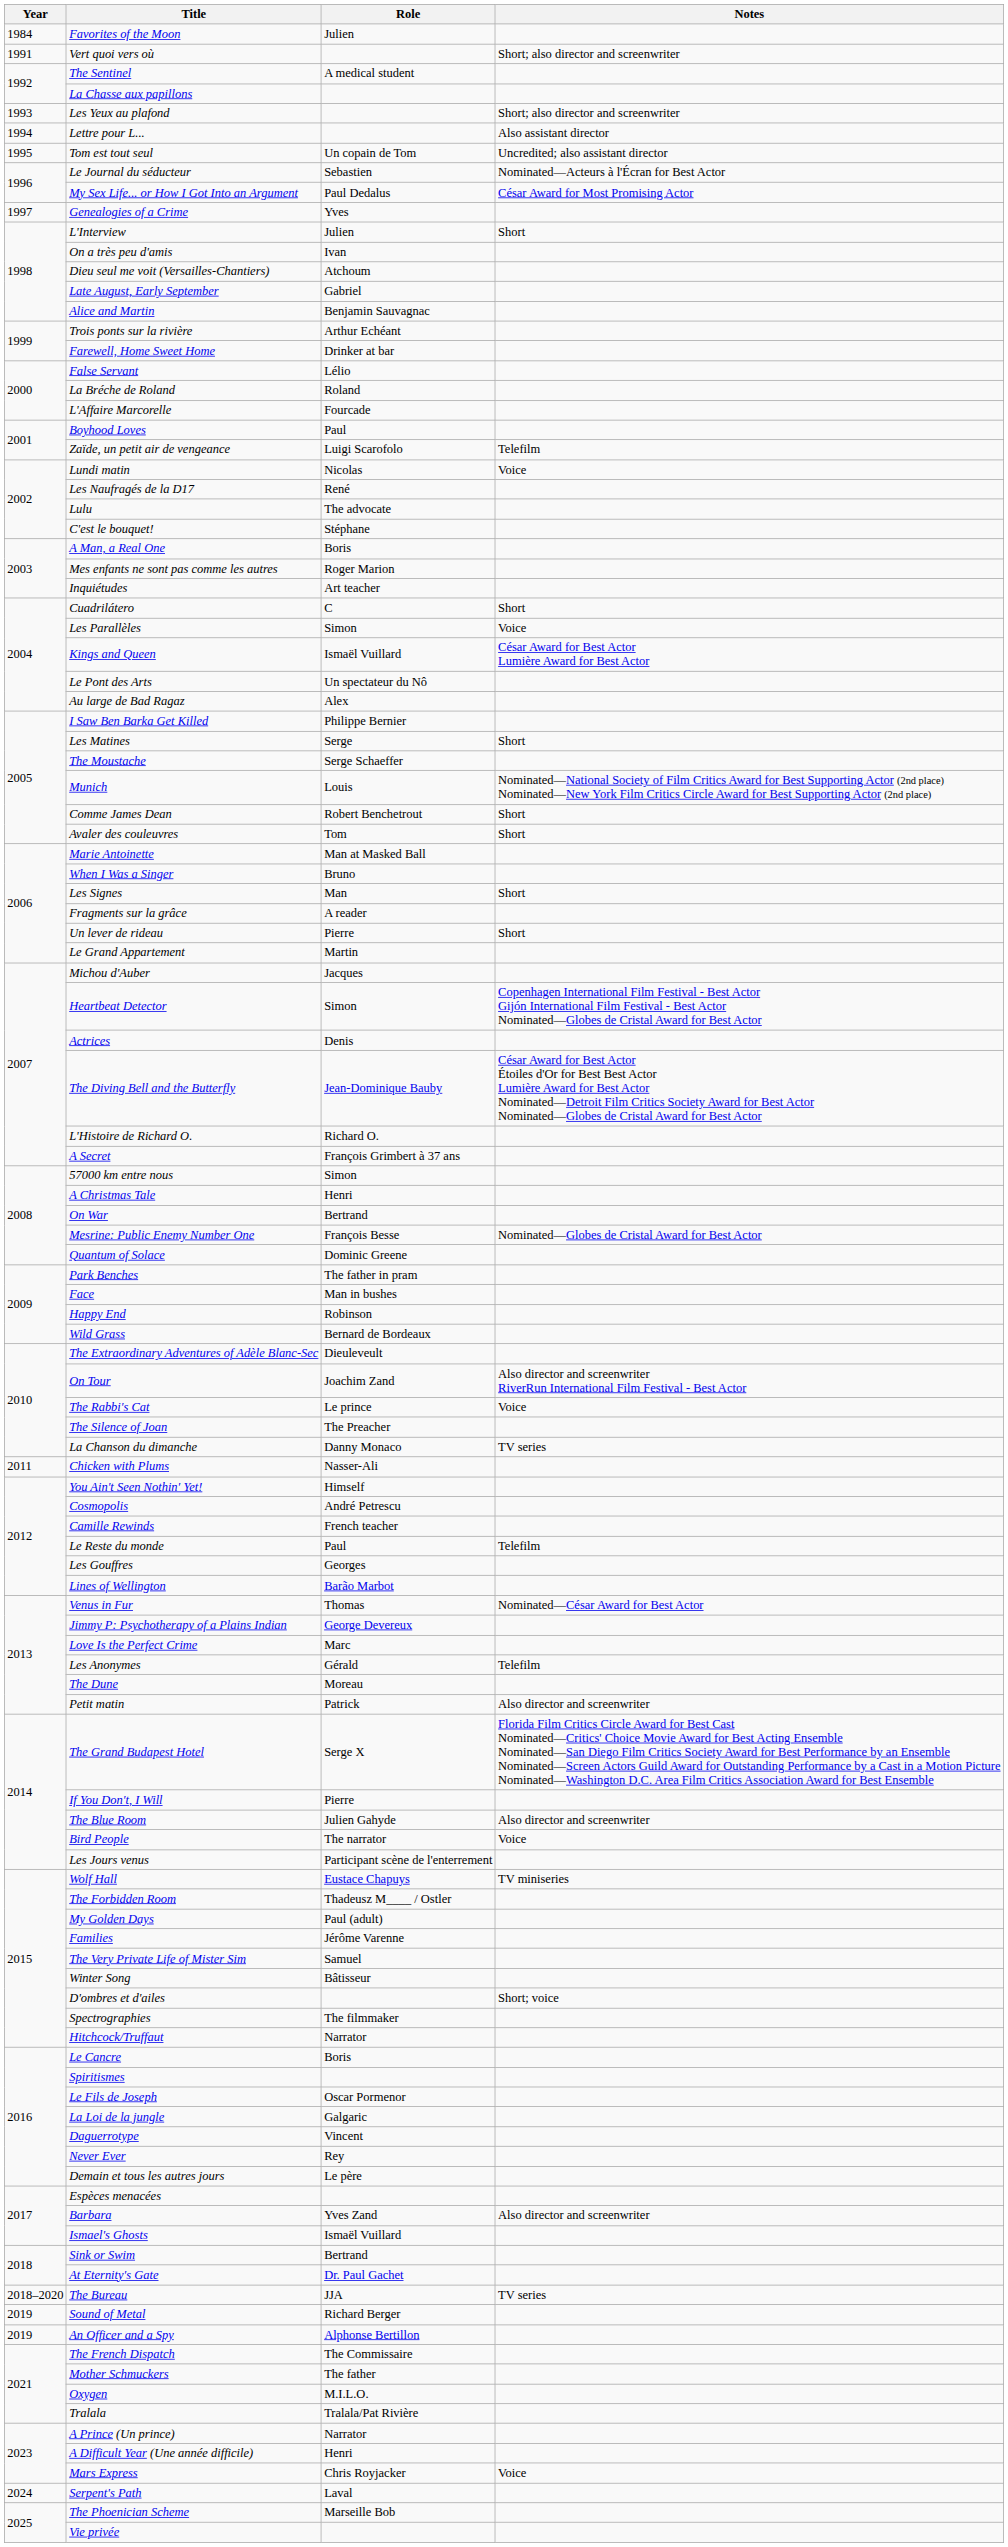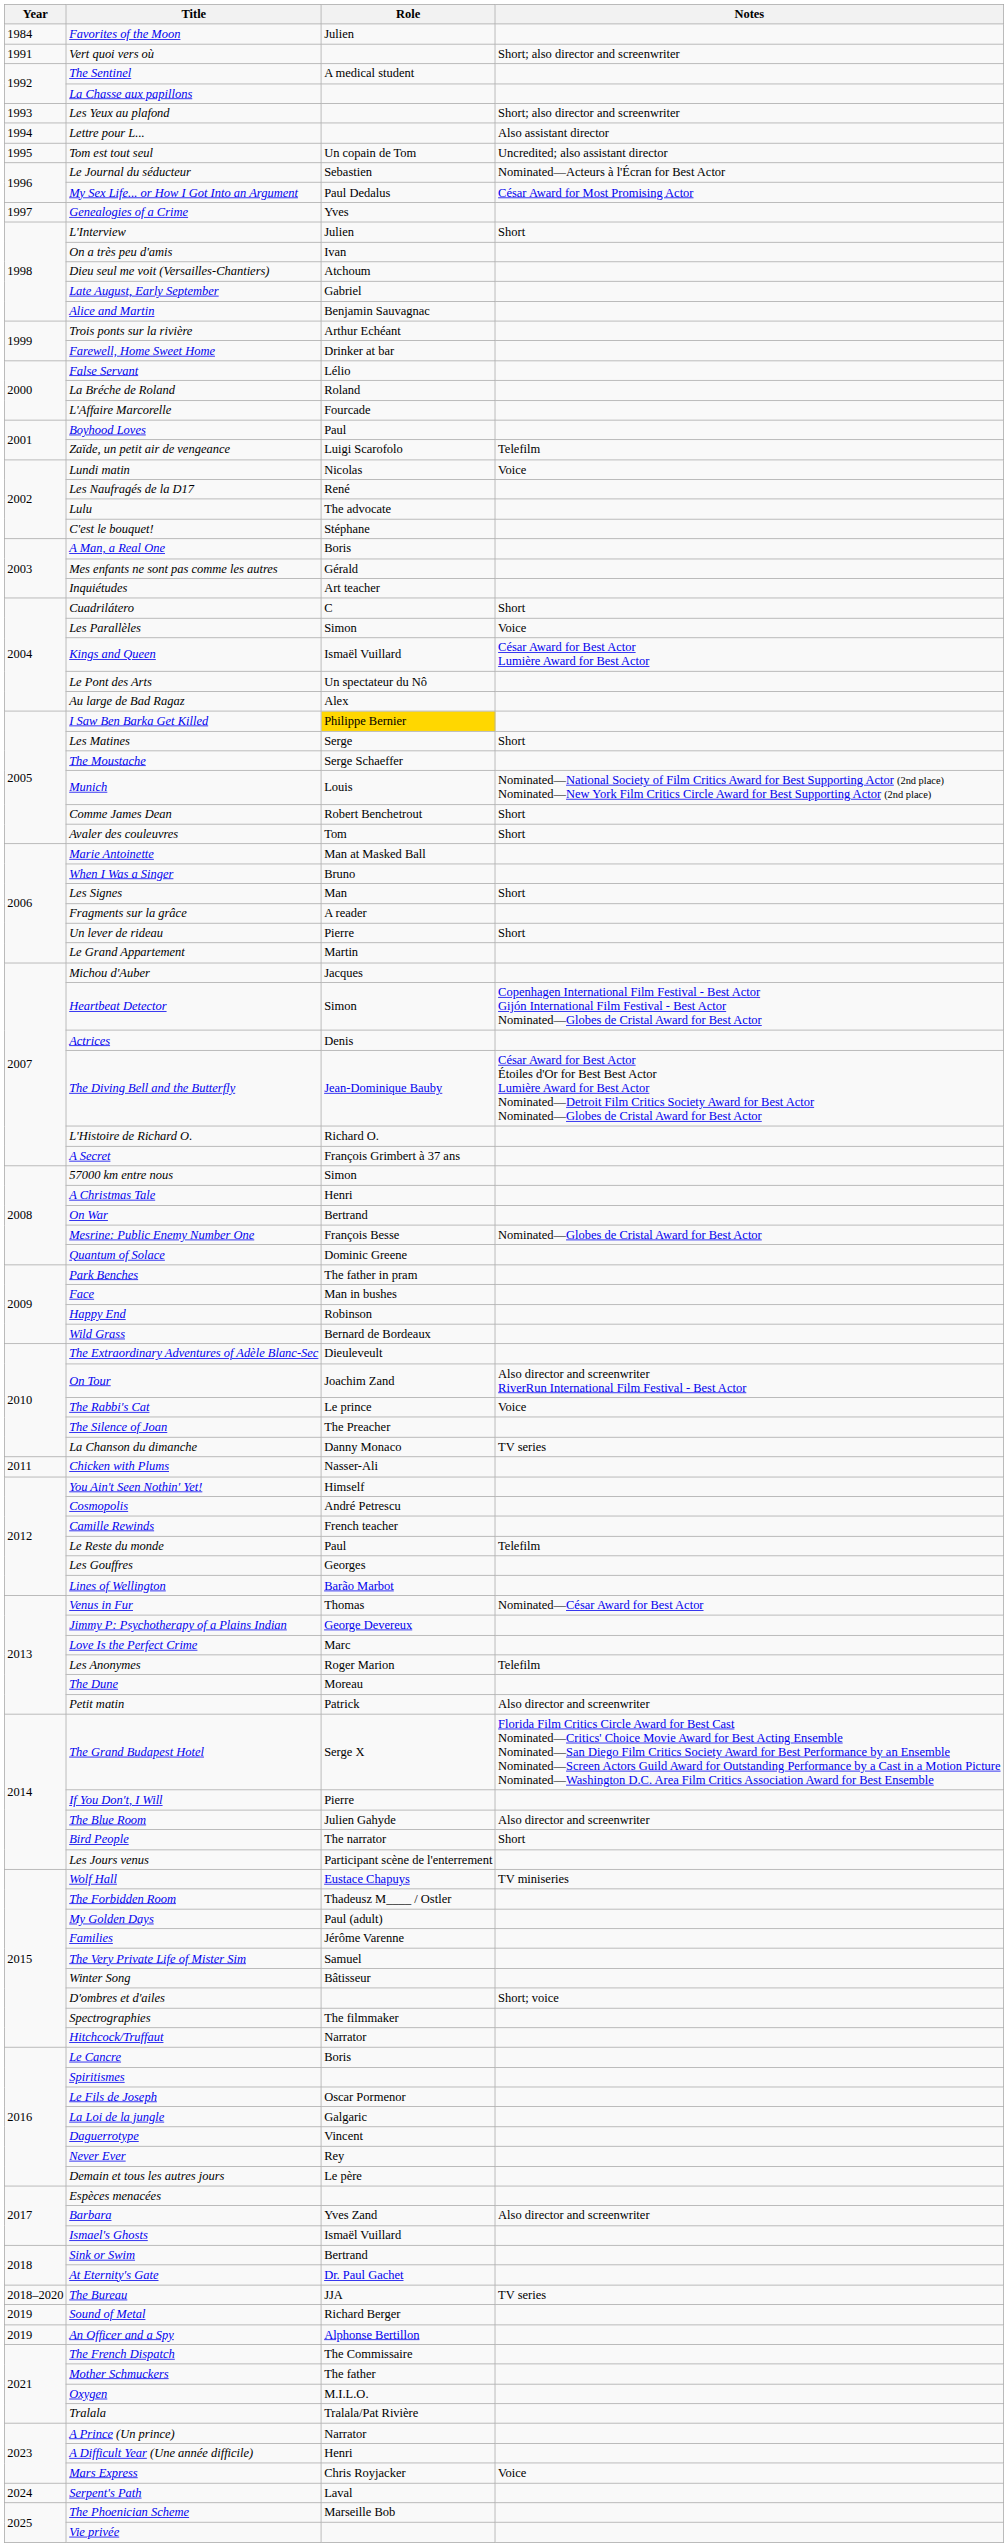(359, 568) Roger Marion -> (341, 568) Gérald
(365, 721) no background -> (365, 721) gold background
(341, 1664) Gérald -> (359, 1664) Roger Marion
(512, 1839) Voice -> (512, 1839) Short
